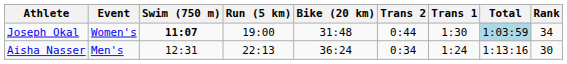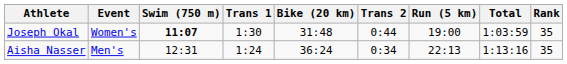columns swapped: (454, 13) <-> (259, 13)
(505, 32) lightblue background -> (505, 32) no background
(547, 32) 34 -> (547, 32) 35
(547, 50) 30 -> (547, 50) 35
